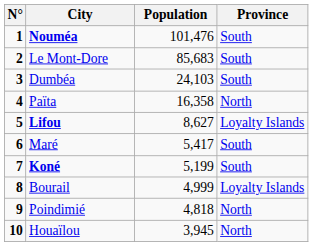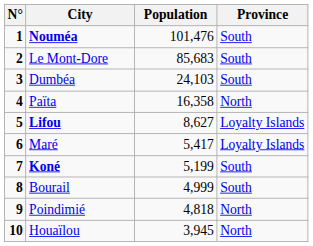(236, 144) South -> (262, 144) Loyalty Islands
(262, 187) Loyalty Islands -> (236, 187) South
